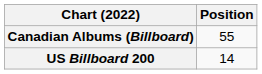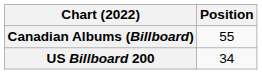(227, 58) 14 -> (227, 58) 34
